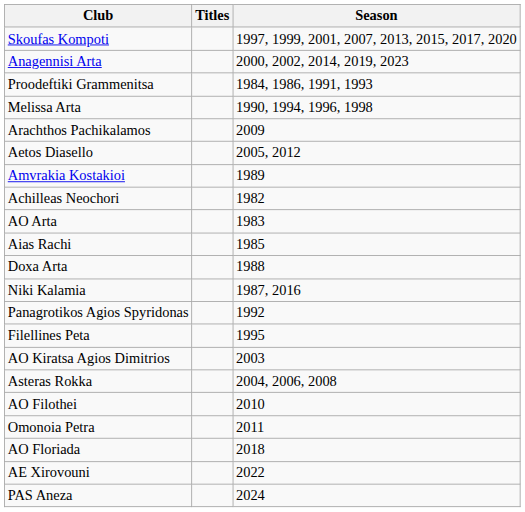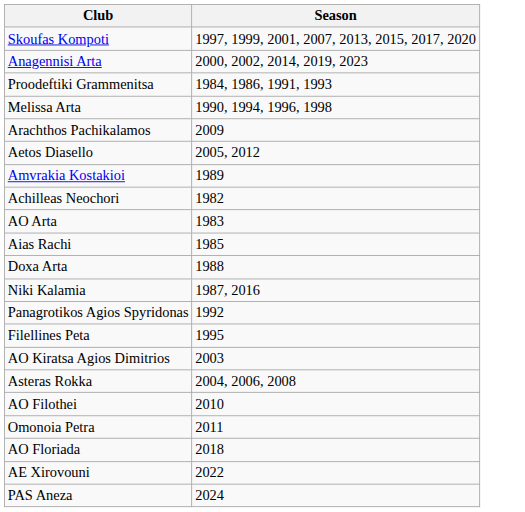- column: (212, 15)
